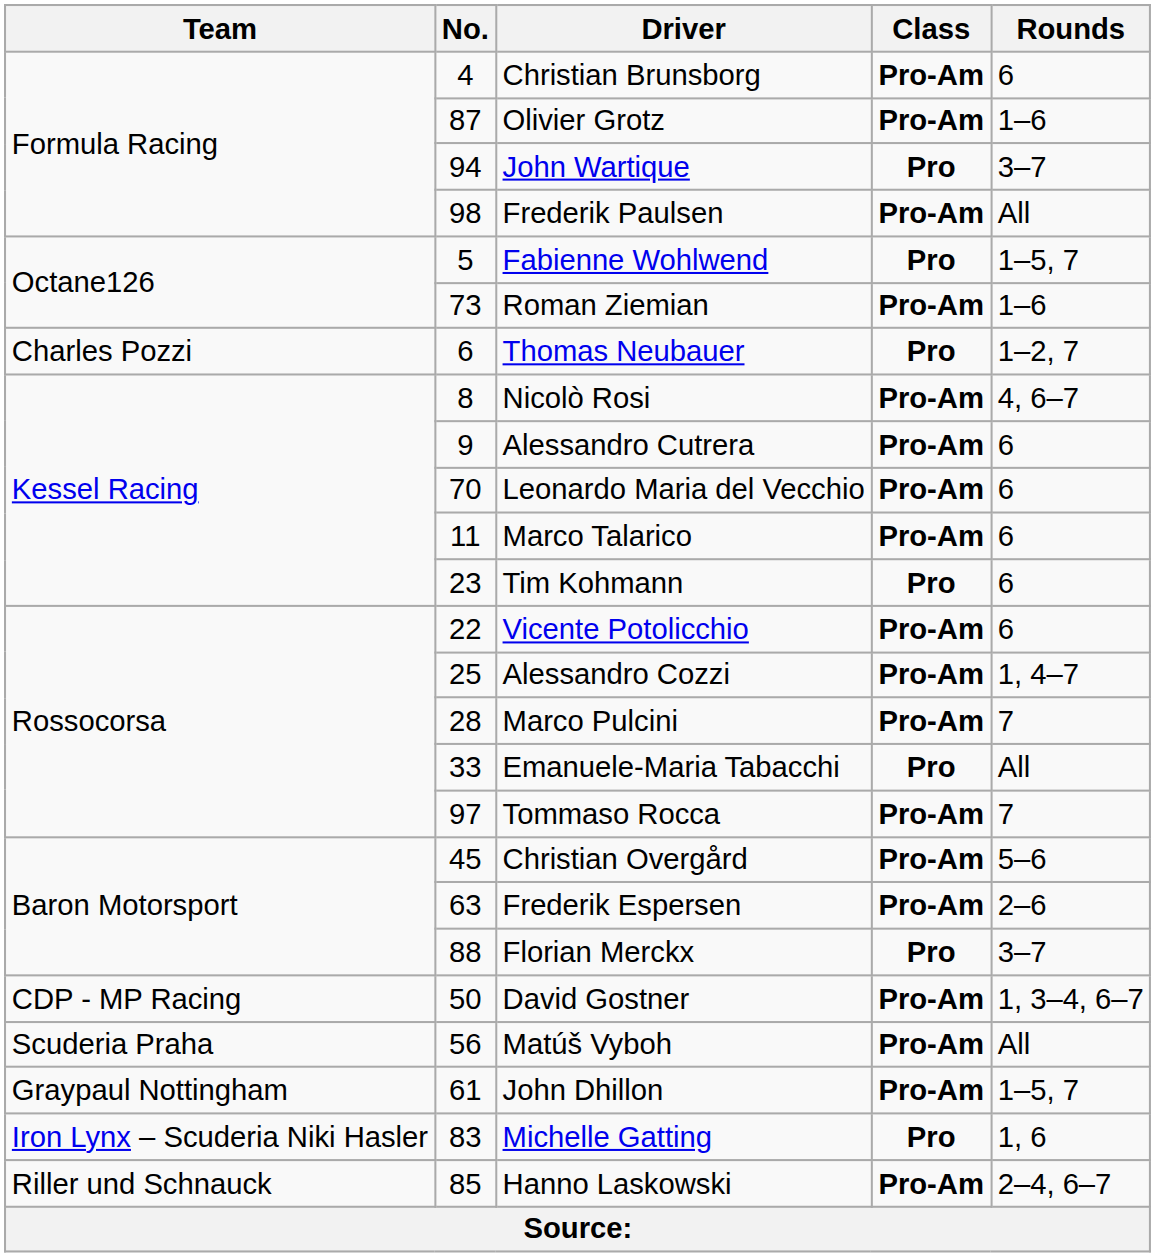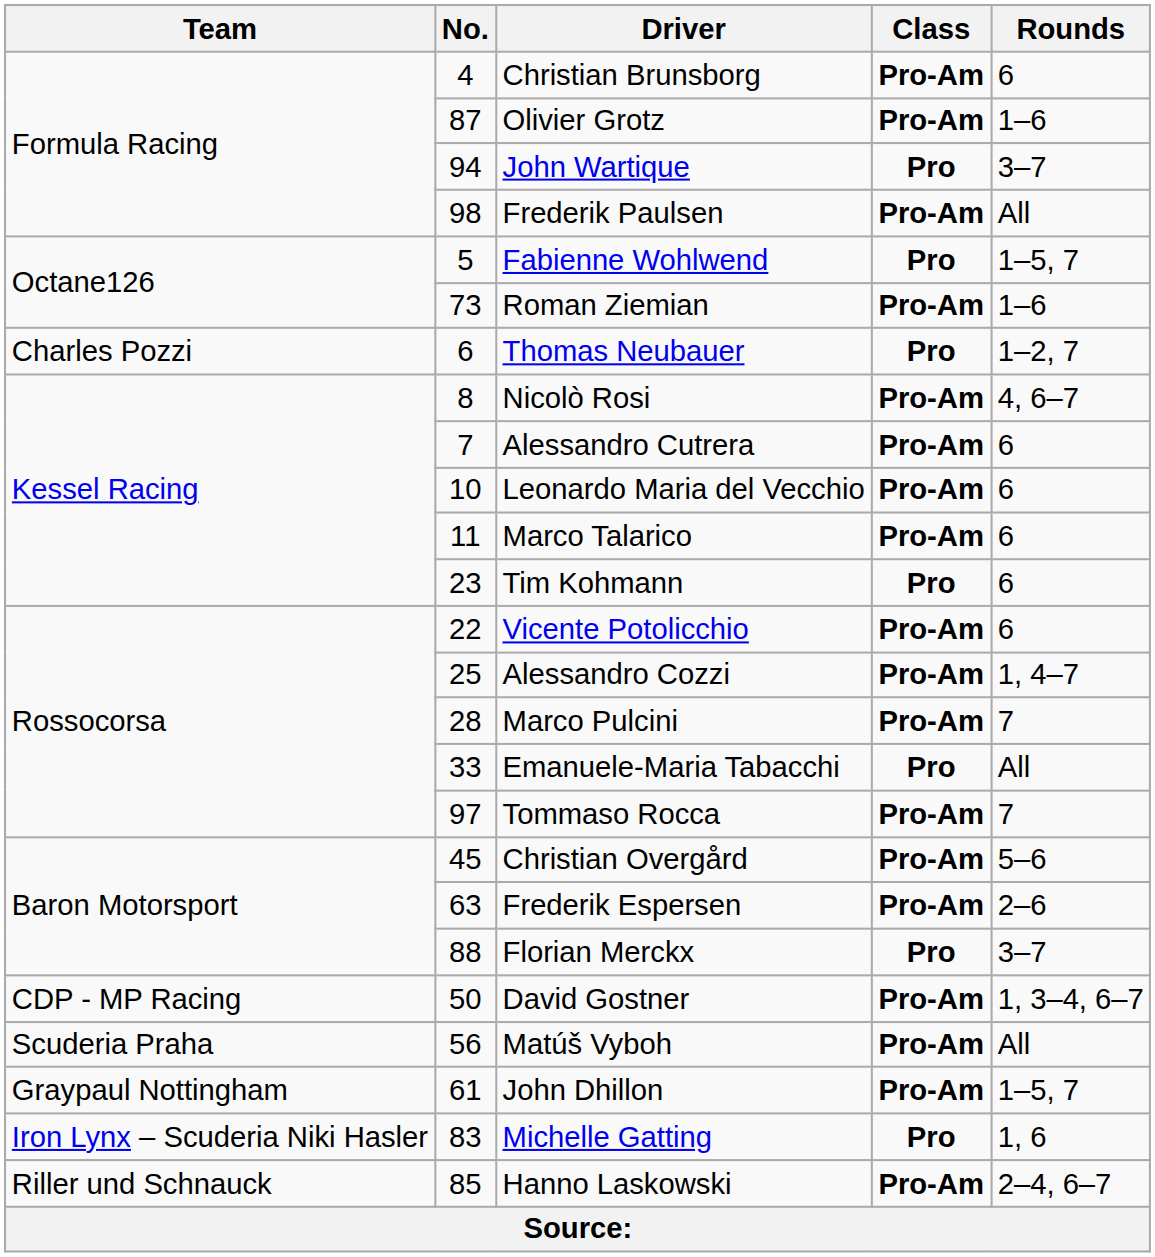(465, 444) 9 -> (465, 444) 7
(465, 490) 70 -> (465, 490) 10
